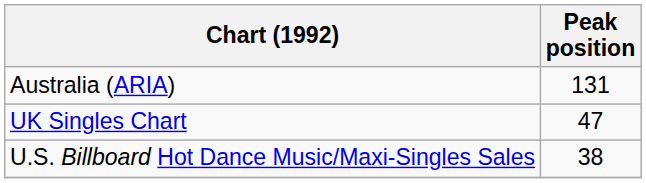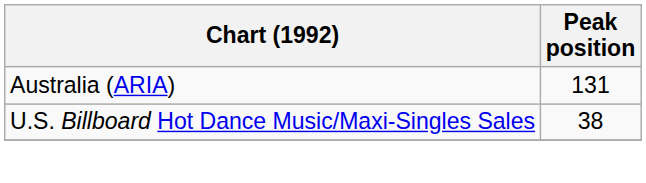- row: (98, 121)
